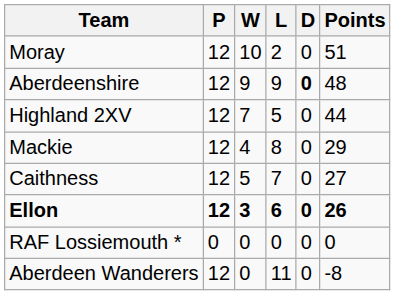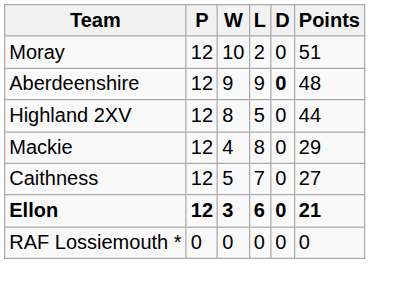(245, 115) 7 -> (228, 115) 8
(336, 210) 26 -> (310, 210) 21
- row: (104, 274)
